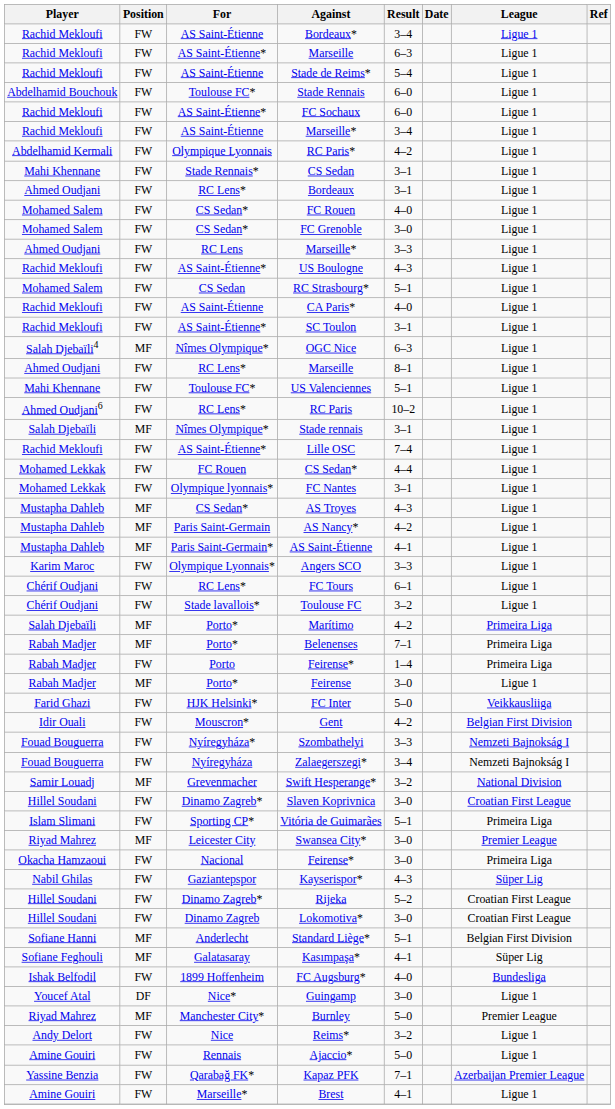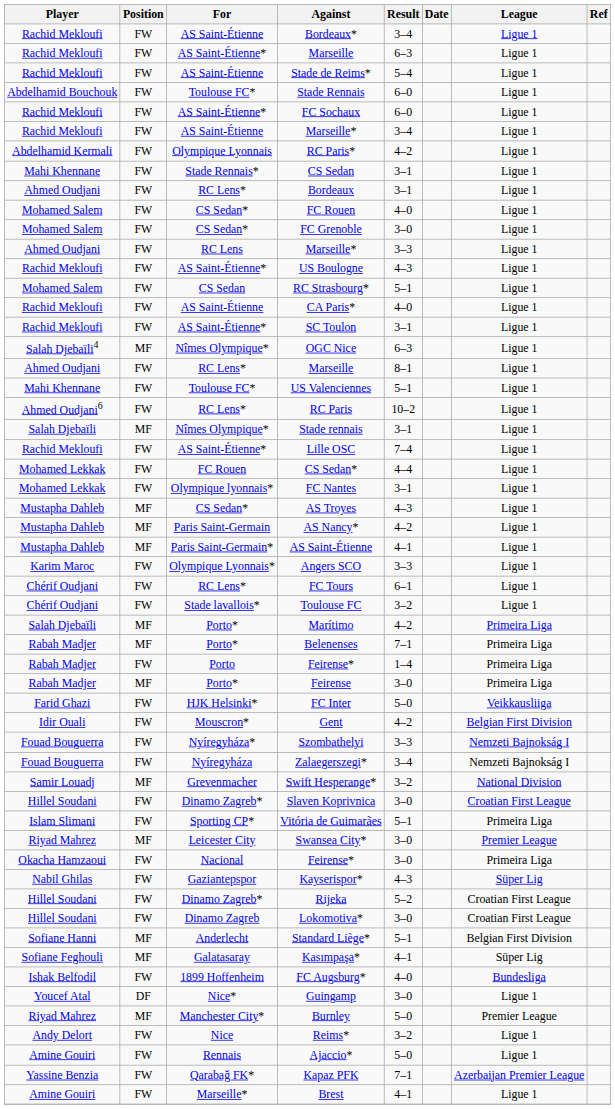(519, 683) Ligue 1 -> (519, 683) Primeira Liga
